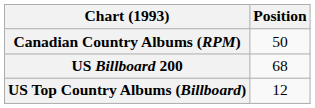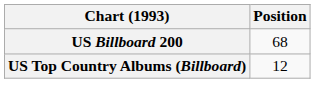- row: (127, 41)
